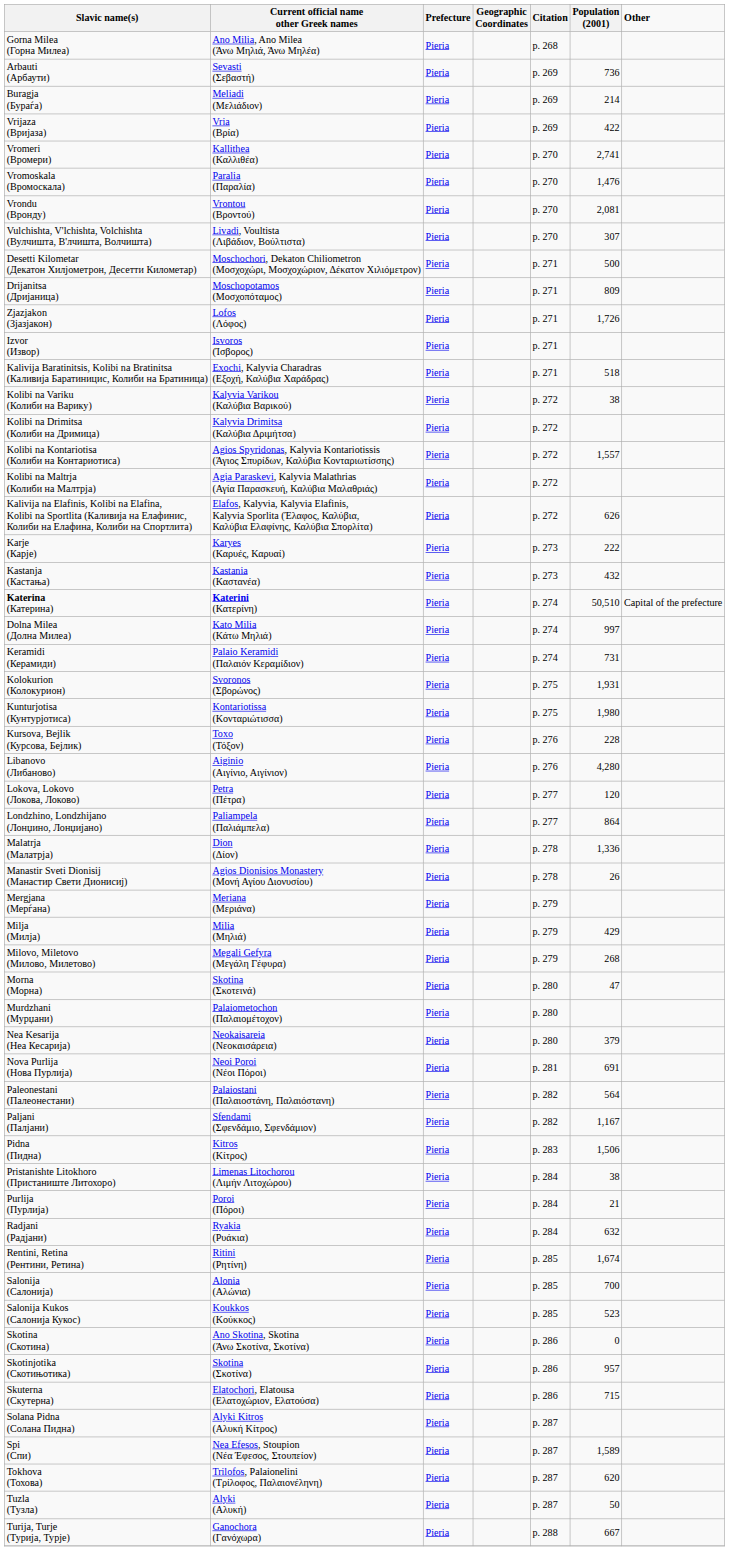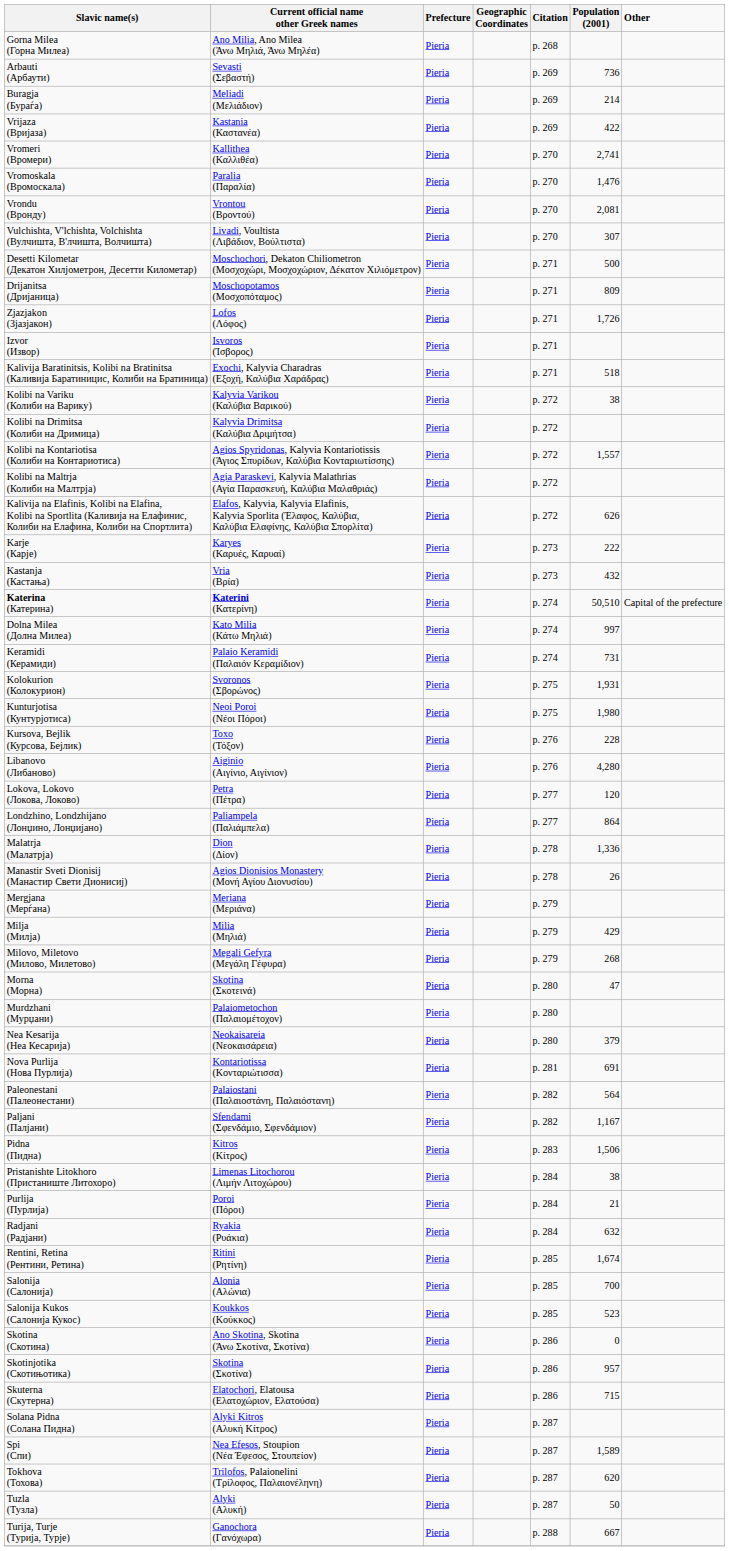(226, 127) Vria (Βρία) -> (236, 127) Kastania (Καστανέα)
(236, 576) Kastania (Καστανέα) -> (226, 576) Vria (Βρία)
(248, 712) Kontariotissa (Κονταριώτισσα) -> (239, 712) Neoi Poroi (Νέοι Πόροι)
(239, 1067) Neoi Poroi (Νέοι Πόροι) -> (248, 1067) Kontariotissa (Κονταριώτισσα)
